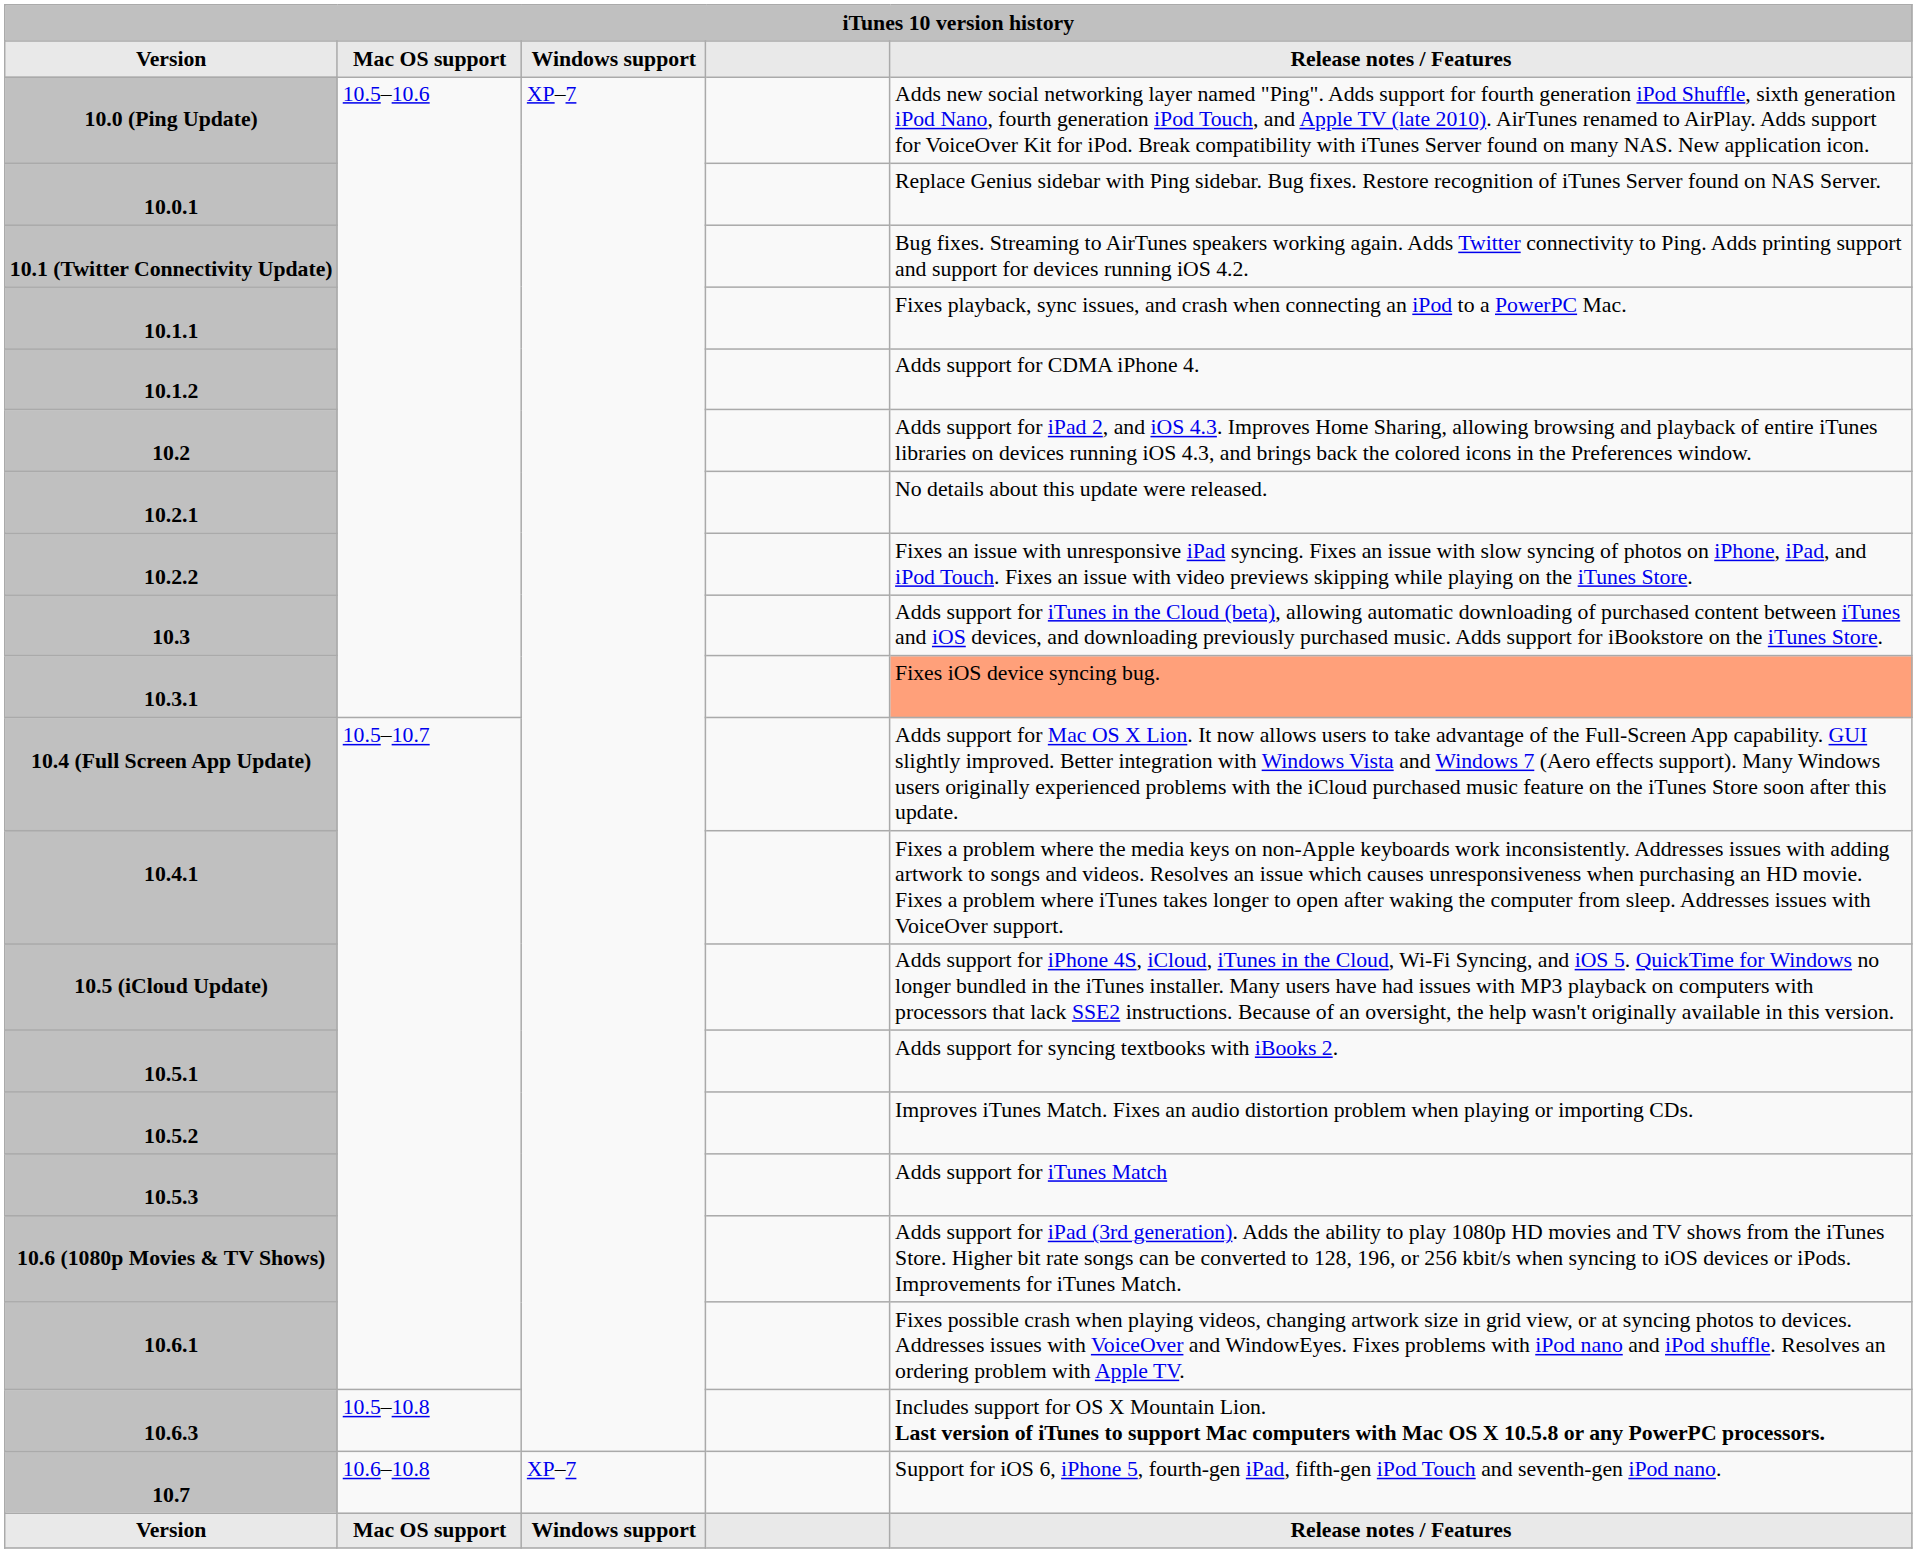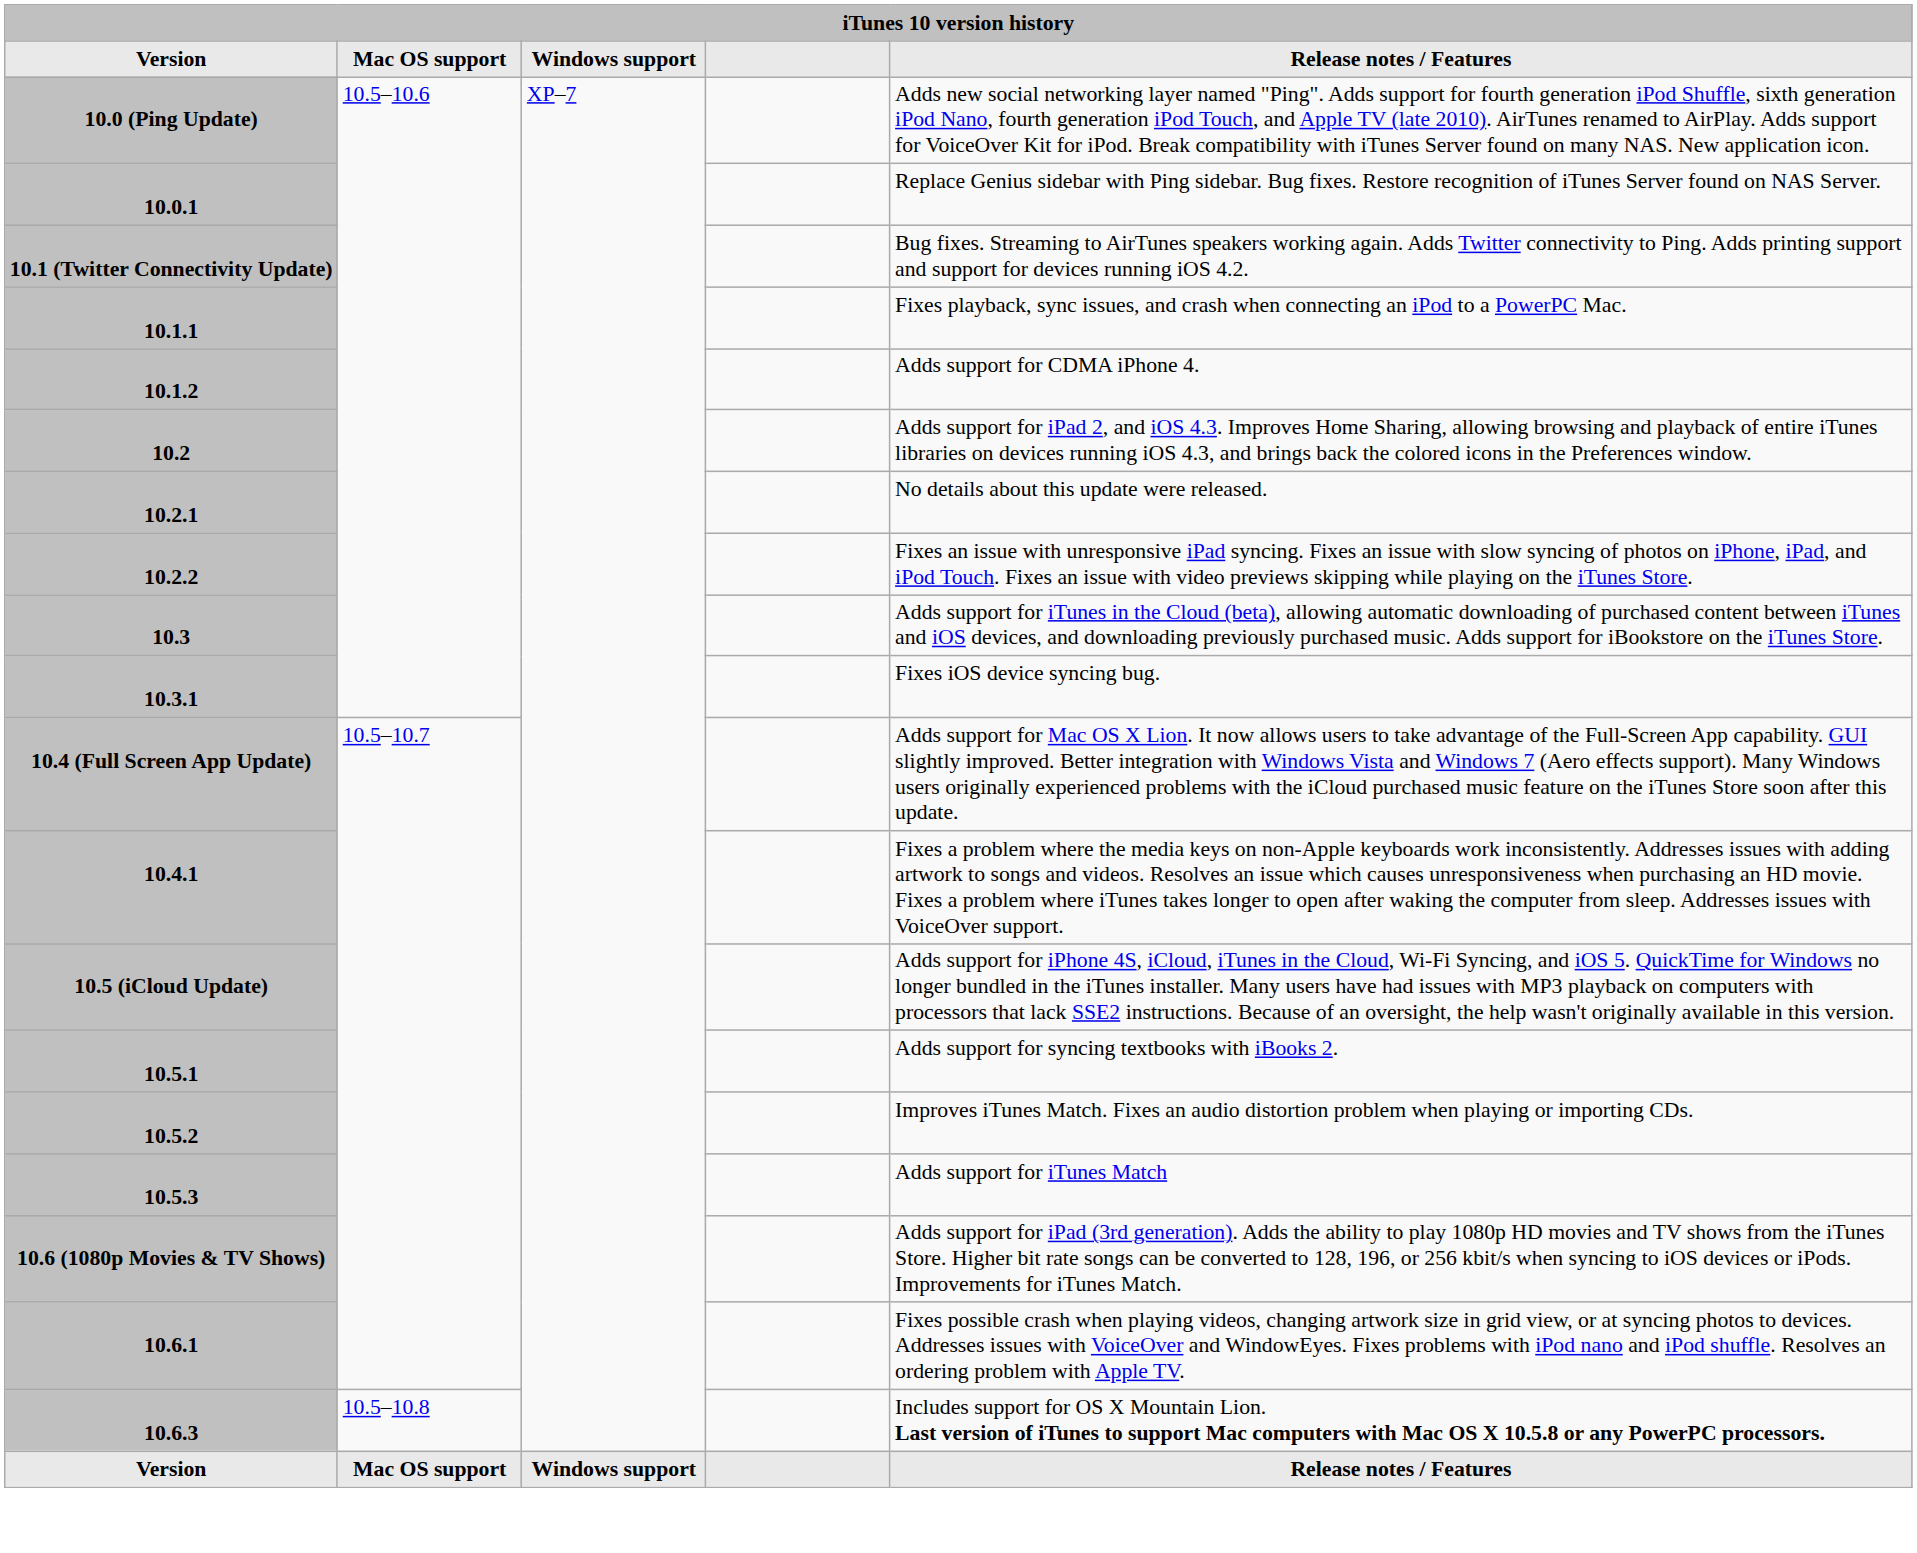(1028, 674) lightsalmon background -> (1028, 674) no background
- row: (171, 1494)
